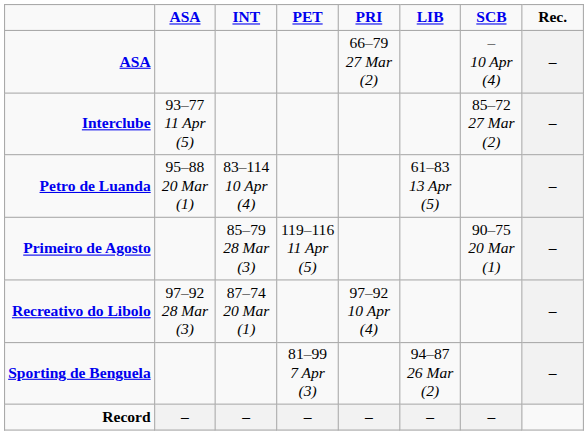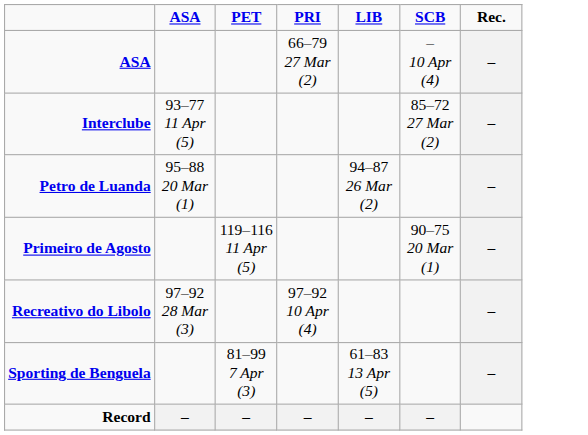- column: (246, 17)
(430, 186) 61–83 13 Apr (5) -> (369, 186) 94–87 26 Mar (2)
(430, 373) 94–87 26 Mar (2) -> (369, 373) 61–83 13 Apr (5)
